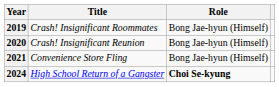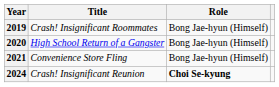(88, 43) Crash! Insignificant Reunion -> (97, 43) High School Return of a Gangster
(97, 74) High School Return of a Gangster -> (88, 74) Crash! Insignificant Reunion
